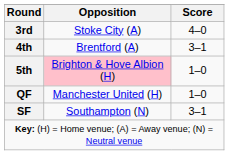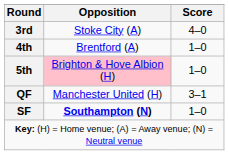(198, 47) 3–1 -> (198, 47) 1–0
(198, 94) 1–0 -> (198, 94) 3–1
(108, 111) normal -> (108, 111) bold
(198, 111) 3–1 -> (198, 111) 1–0
